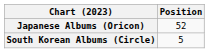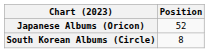(181, 40) 5 -> (181, 40) 8
